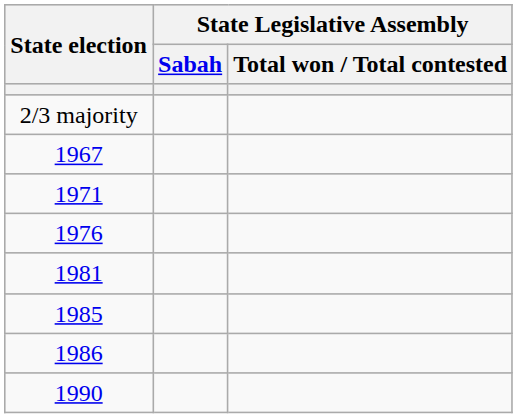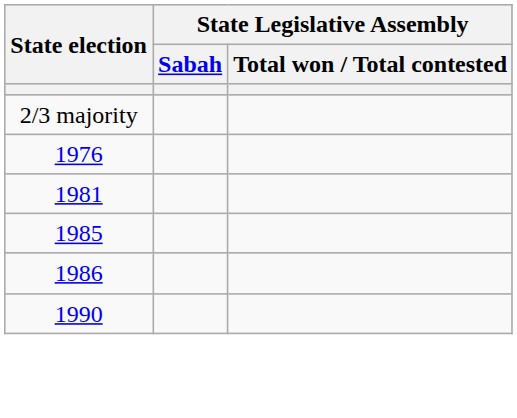- row: (79, 154)
- row: (79, 194)
